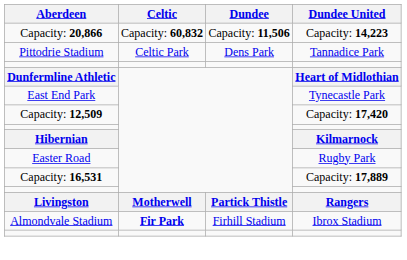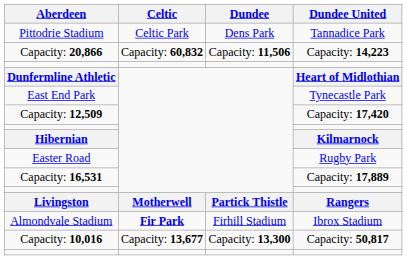rows swapped: (61, 52) <-> (61, 33)
+ row: (61, 239)
